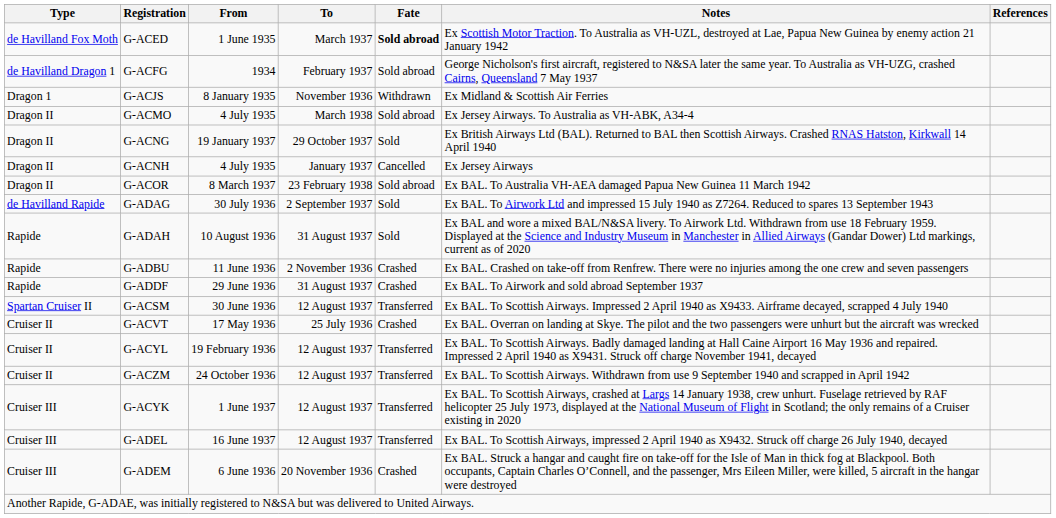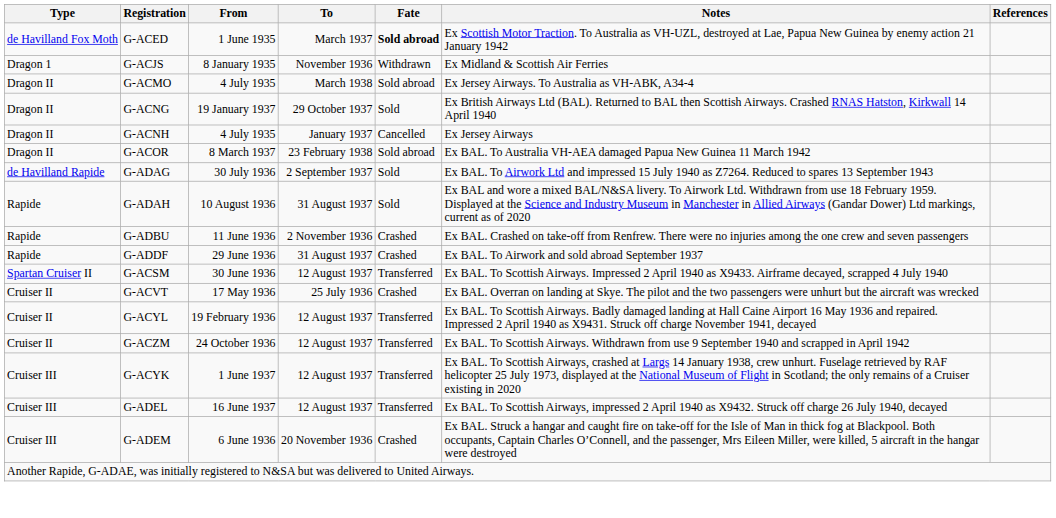- row: (145, 71)
